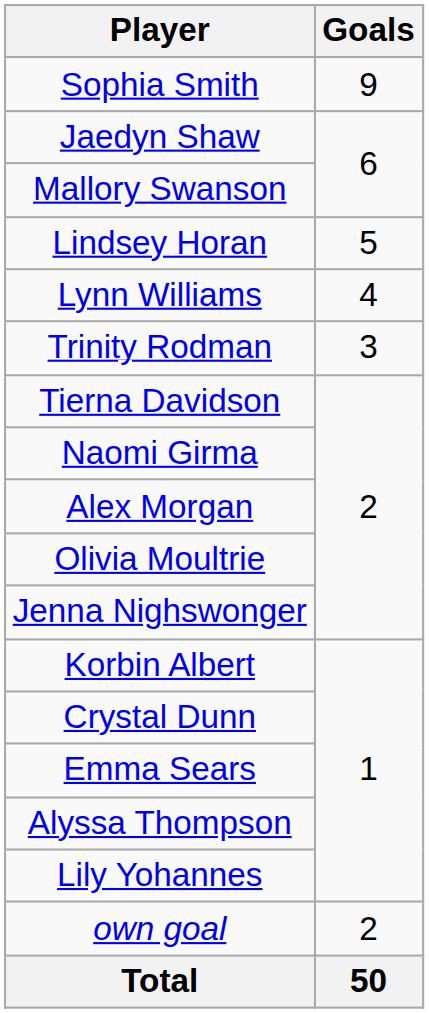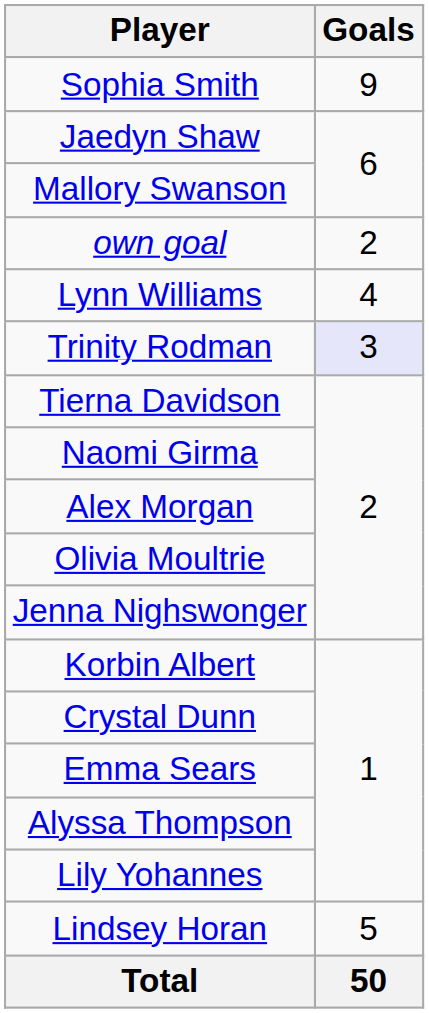rows swapped: (160, 242) <-> (160, 928)
(368, 347) no background -> (368, 347) lavender background
